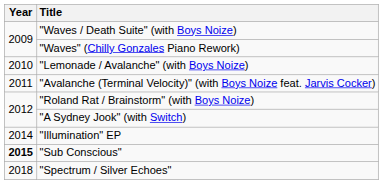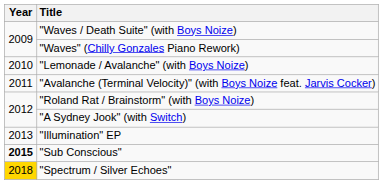(21, 135) 2014 -> (21, 135) 2013
(21, 170) no background -> (21, 170) gold background
